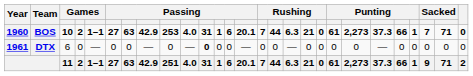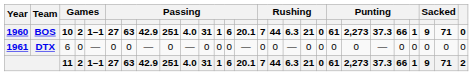(170, 32) 253 -> (170, 32) 251
(427, 32) 7 -> (427, 32) 9
(207, 47) bold -> (207, 47) normal
